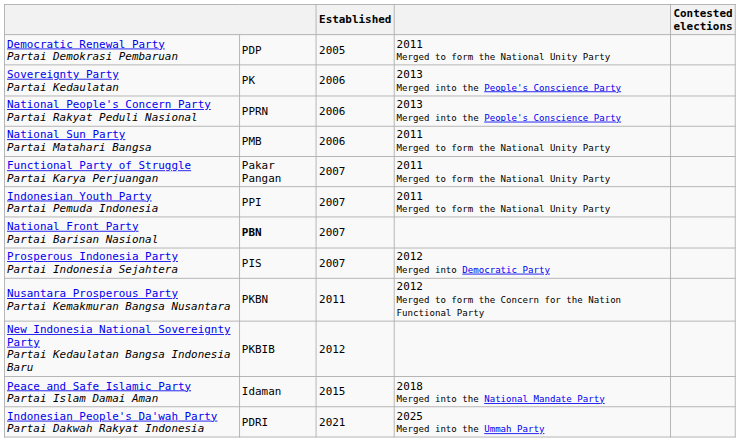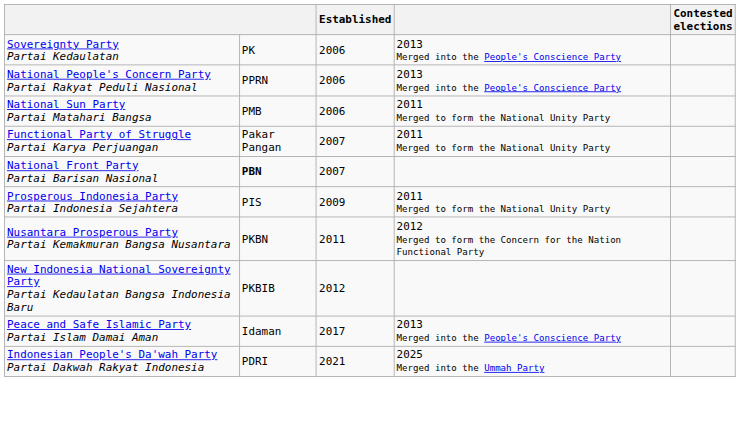- row: (92, 50)
- row: (83, 202)
(332, 263) 2007 -> (332, 202) 2009
(473, 263) 2012 Merged into Democratic Party -> (503, 202) 2011 Merged to form the National Unity Party
(332, 392) 2015 -> (332, 331) 2017
(501, 392) 2018 Merged into the National Mandate Party -> (509, 331) 2013 Merged into the People's Conscience Party
